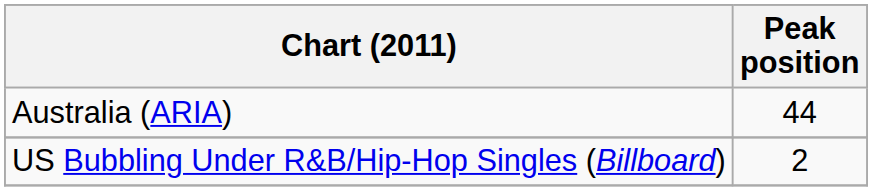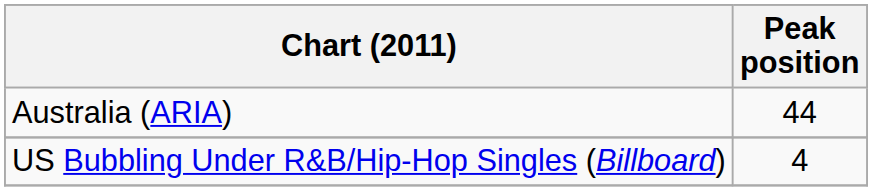(800, 160) 2 -> (800, 160) 4
